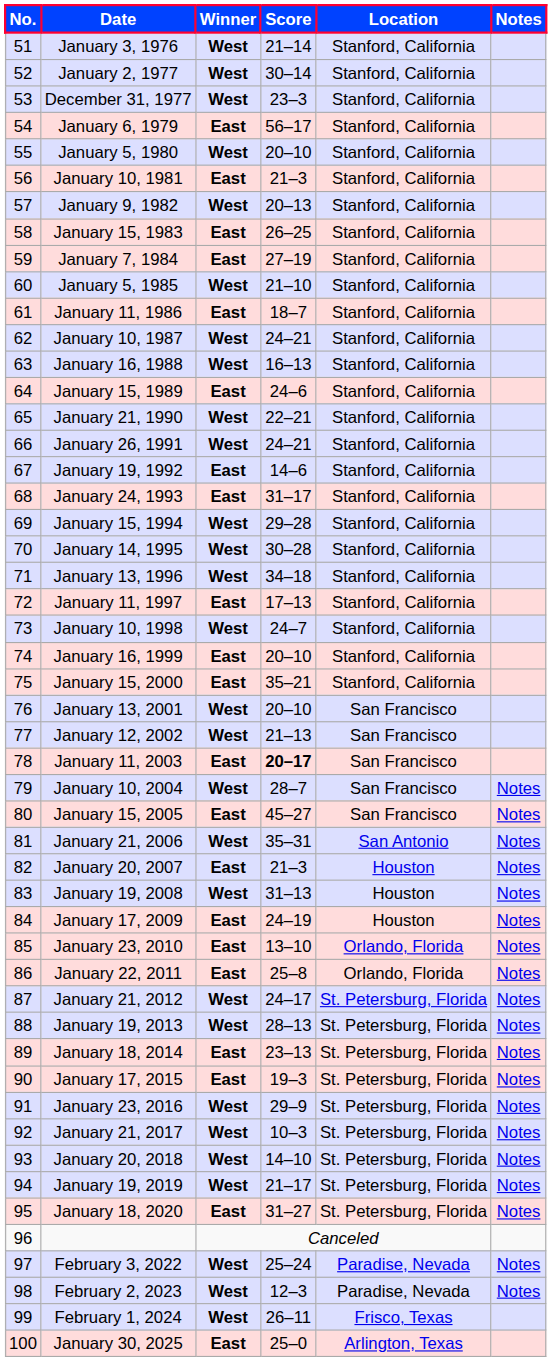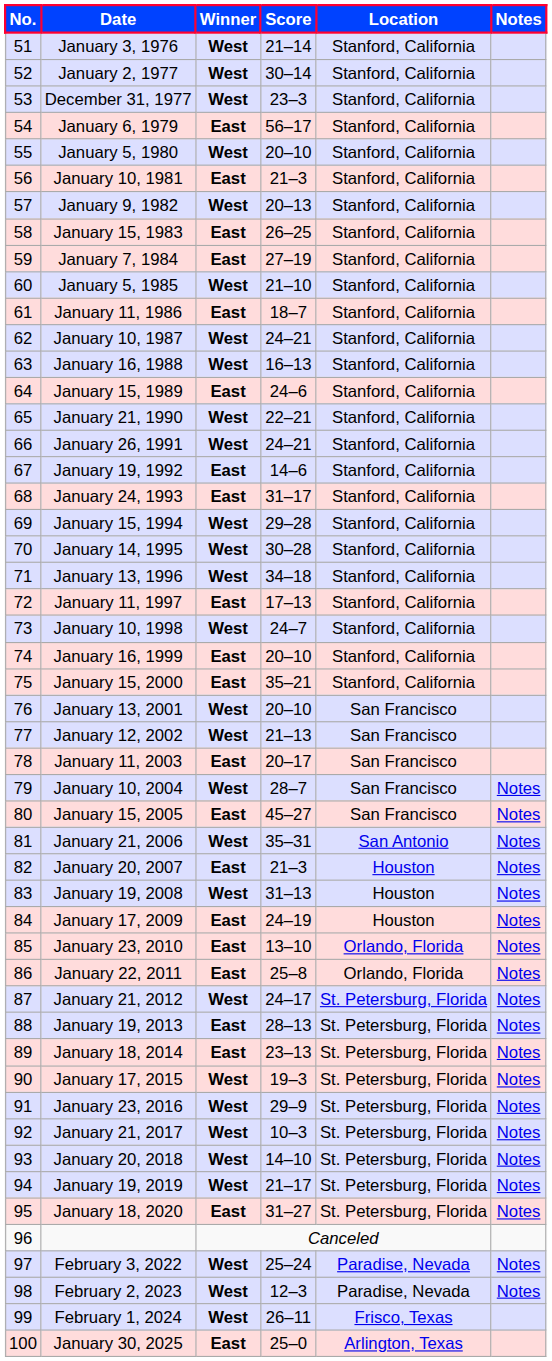(288, 761) bold -> (288, 761) normal
(228, 1026) West -> (228, 1026) East
(228, 1079) East -> (228, 1079) West
